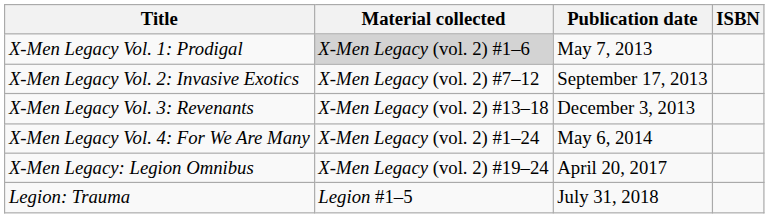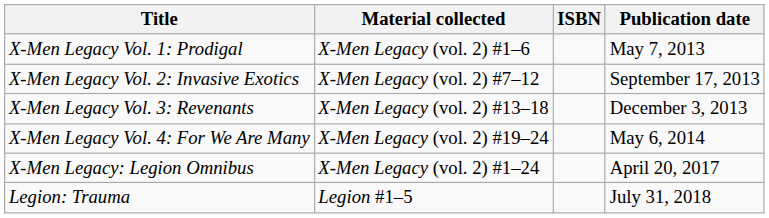columns swapped: (632, 19) <-> (738, 19)
(424, 49) lightgrey background -> (424, 49) no background
(429, 138) X-Men Legacy (vol. 2) #1–24 -> (434, 138) X-Men Legacy (vol. 2) #19–24
(434, 167) X-Men Legacy (vol. 2) #19–24 -> (429, 167) X-Men Legacy (vol. 2) #1–24
